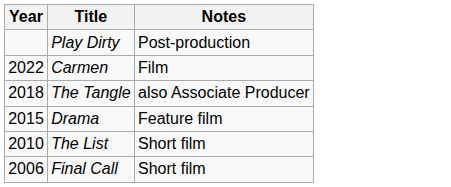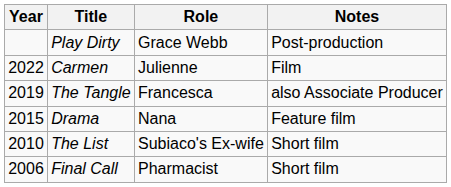+ column: (201, 17)
(26, 93) 2018 -> (26, 93) 2019
